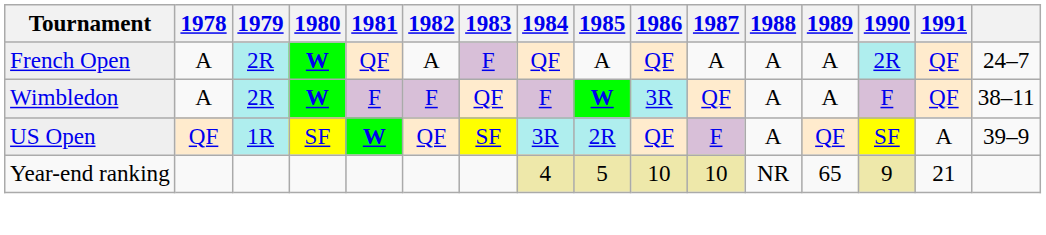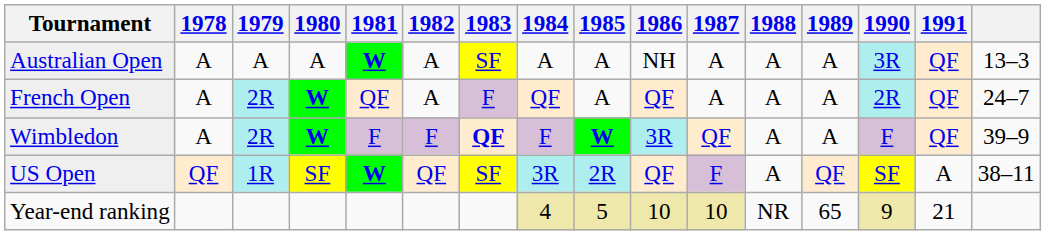+ row: (86, 60)
(488, 97) normal -> (488, 135) bold
(1006, 97) 38–11 -> (1006, 135) 39–9
(1006, 135) 39–9 -> (1006, 172) 38–11
